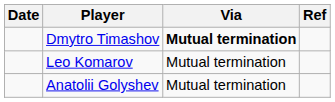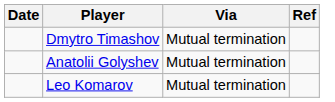(231, 39) bold -> (226, 39) normal
rows swapped: (89, 62) <-> (102, 85)
